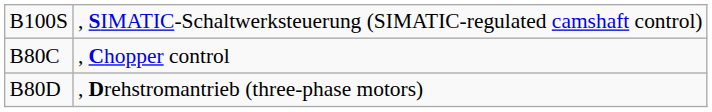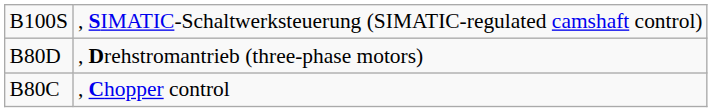rows swapped: (35, 55) <-> (35, 89)
